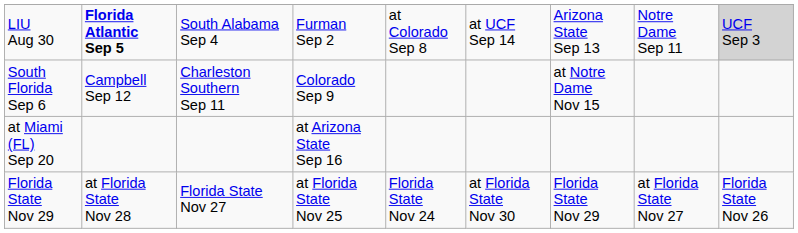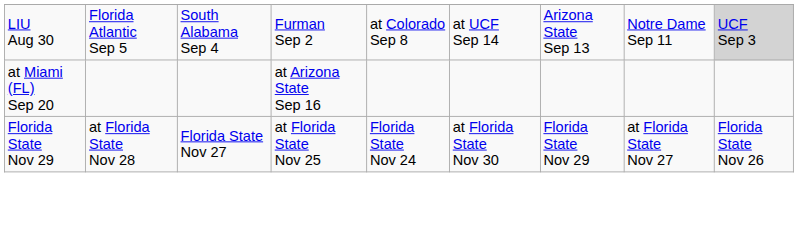(112, 32) bold -> (113, 32) normal
- row: (30, 88)
